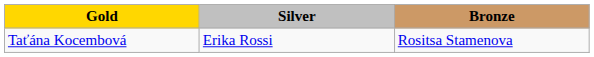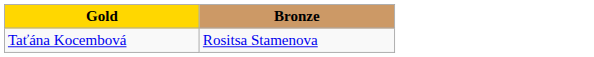- column: (297, 16)
